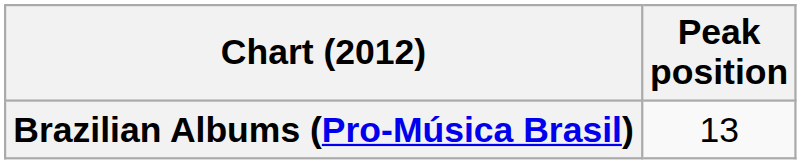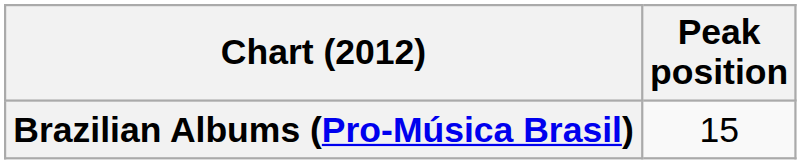(719, 128) 13 -> (719, 128) 15
